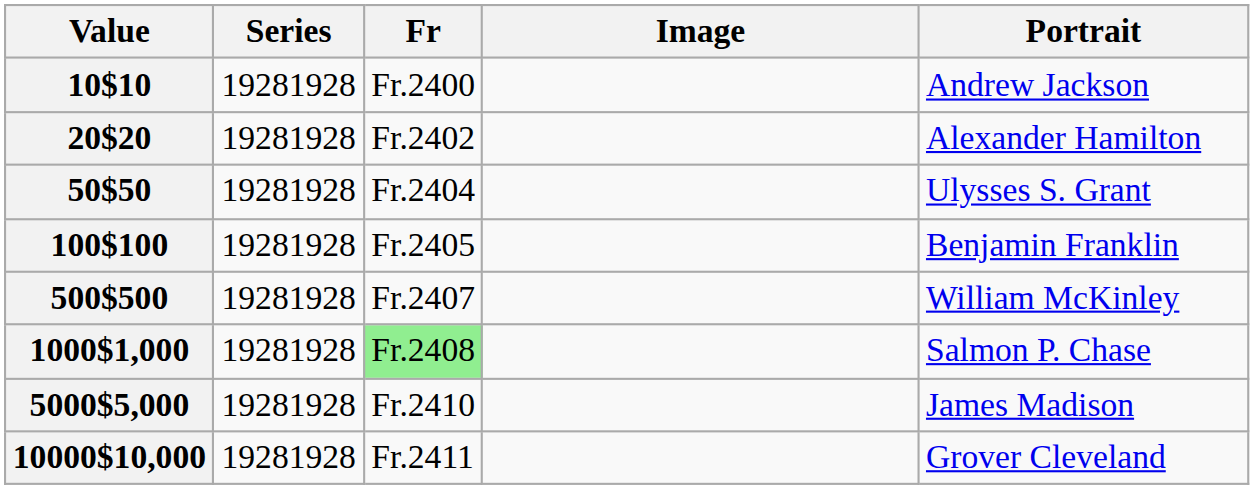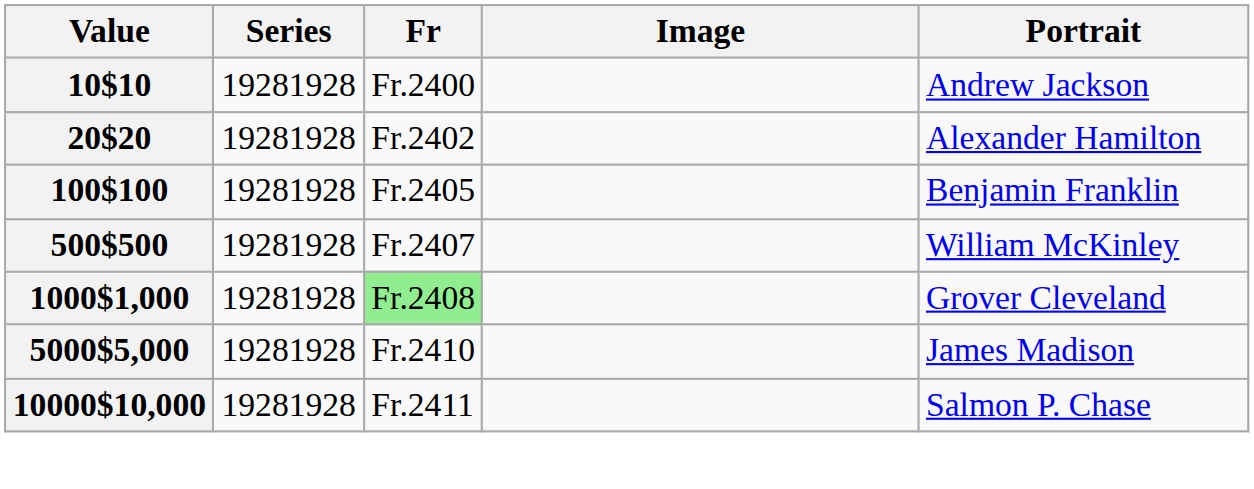- row: (109, 191)
(1038, 350) Salmon P. Chase -> (1046, 297) Grover Cleveland
(1046, 457) Grover Cleveland -> (1038, 404) Salmon P. Chase
